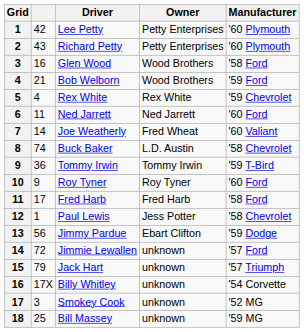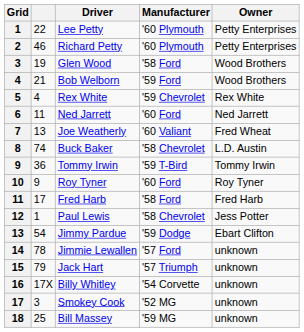columns swapped: (262, 13) <-> (183, 13)
(40, 30) 42 -> (40, 30) 22
(40, 47) 43 -> (40, 47) 46
(40, 64) 16 -> (40, 64) 19
(40, 132) 14 -> (40, 132) 13
(40, 234) 56 -> (40, 234) 54
(40, 251) 72 -> (40, 251) 78
